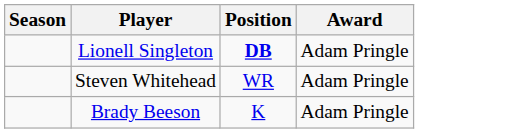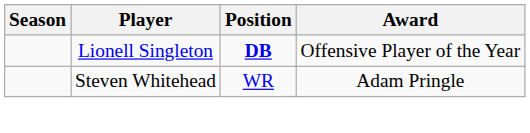(355, 50) Adam Pringle -> (410, 50) Offensive Player of the Year
- row: (146, 111)
